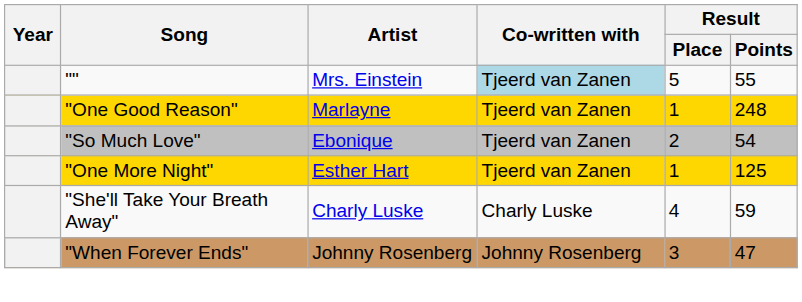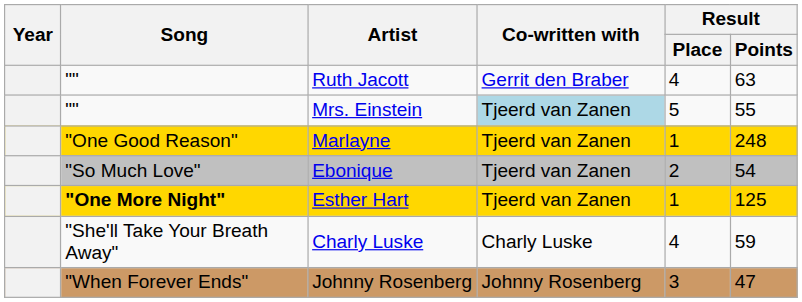+ row: (360, 79)
(139, 170) normal -> (145, 200) bold
